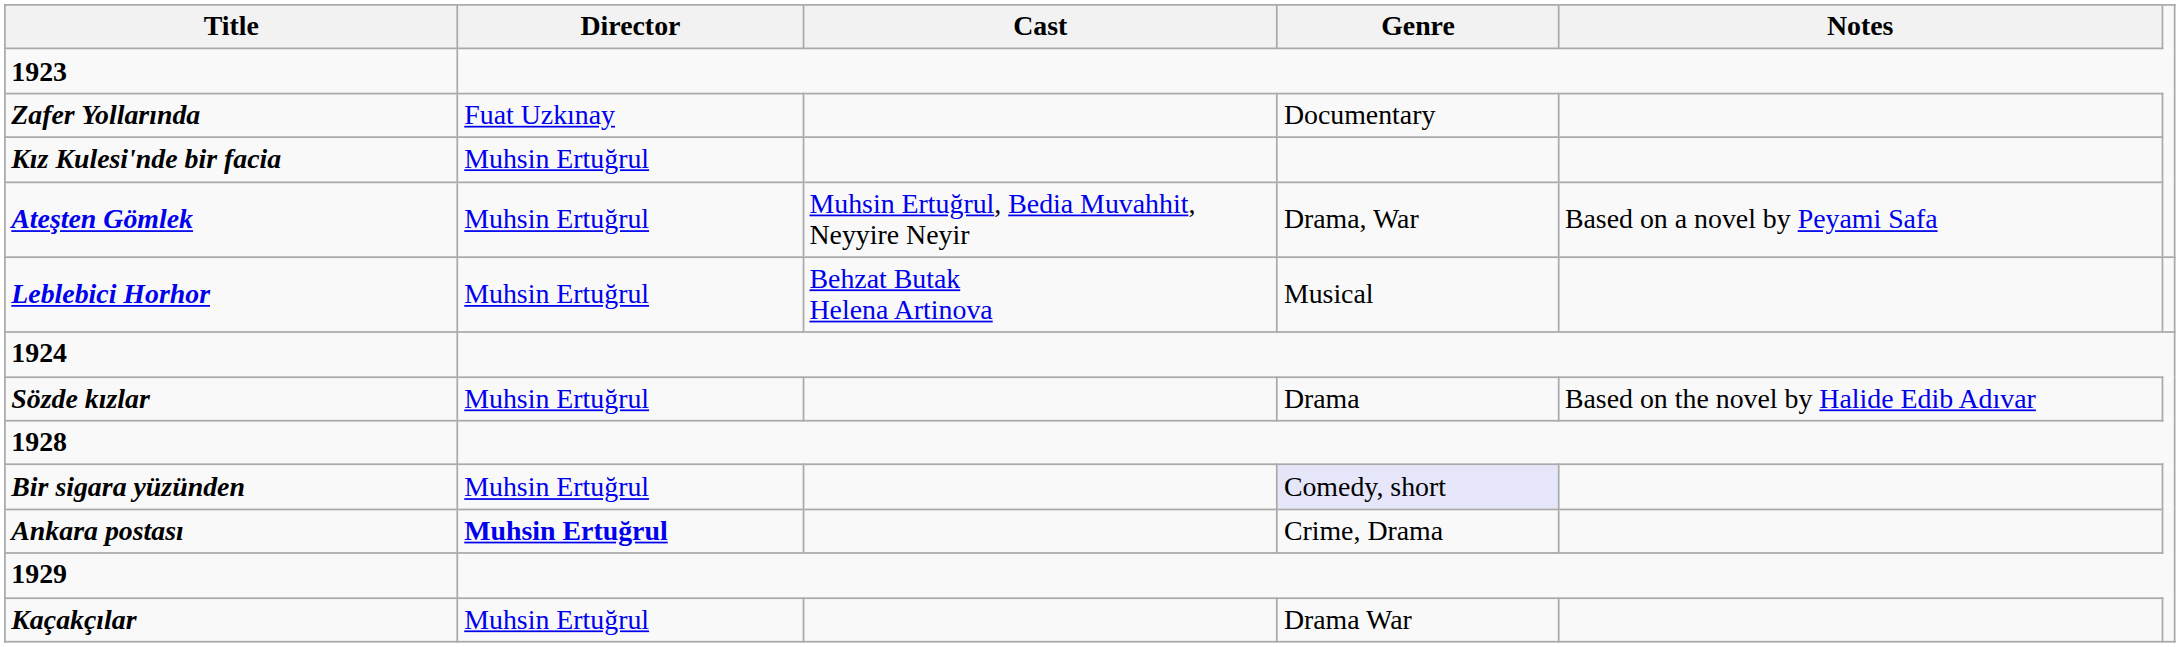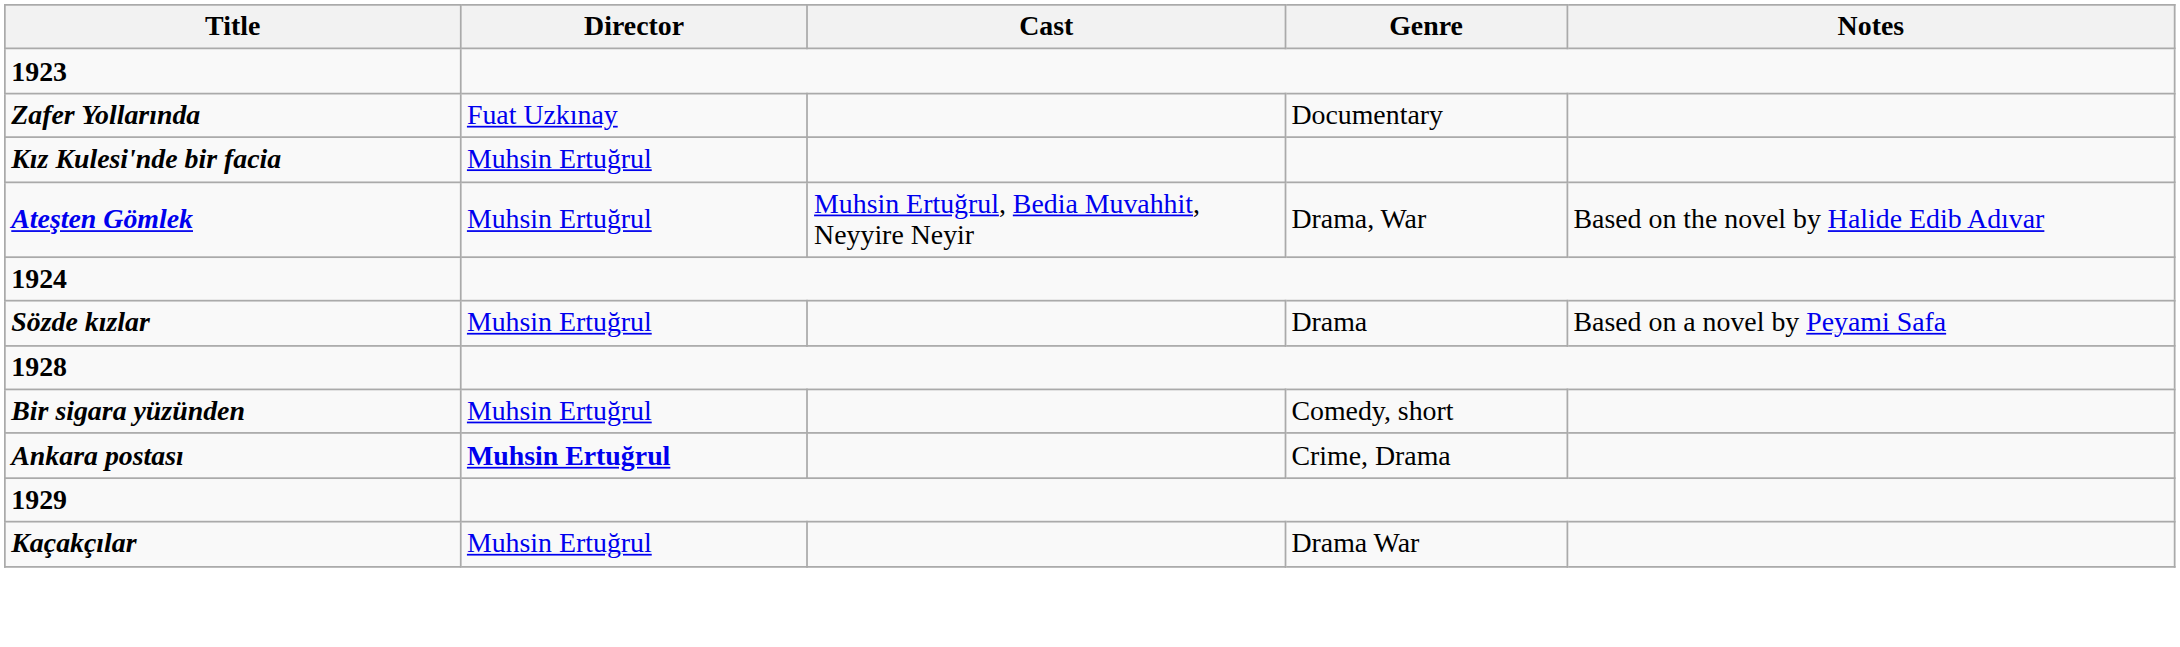(1751, 218) Based on a novel by Peyami Safa -> (1809, 218) Based on the novel by Halide Edib Adıvar
- row: (111, 294)
(1800, 398) Based on the novel by Halide Edib Adıvar -> (1760, 322) Based on a novel by Peyami Safa
(1365, 486) lavender background -> (1372, 411) no background
